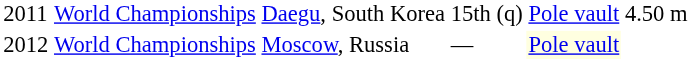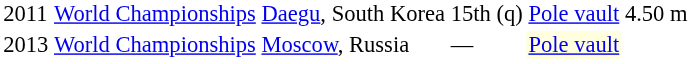(26, 44) 2012 -> (26, 44) 2013
